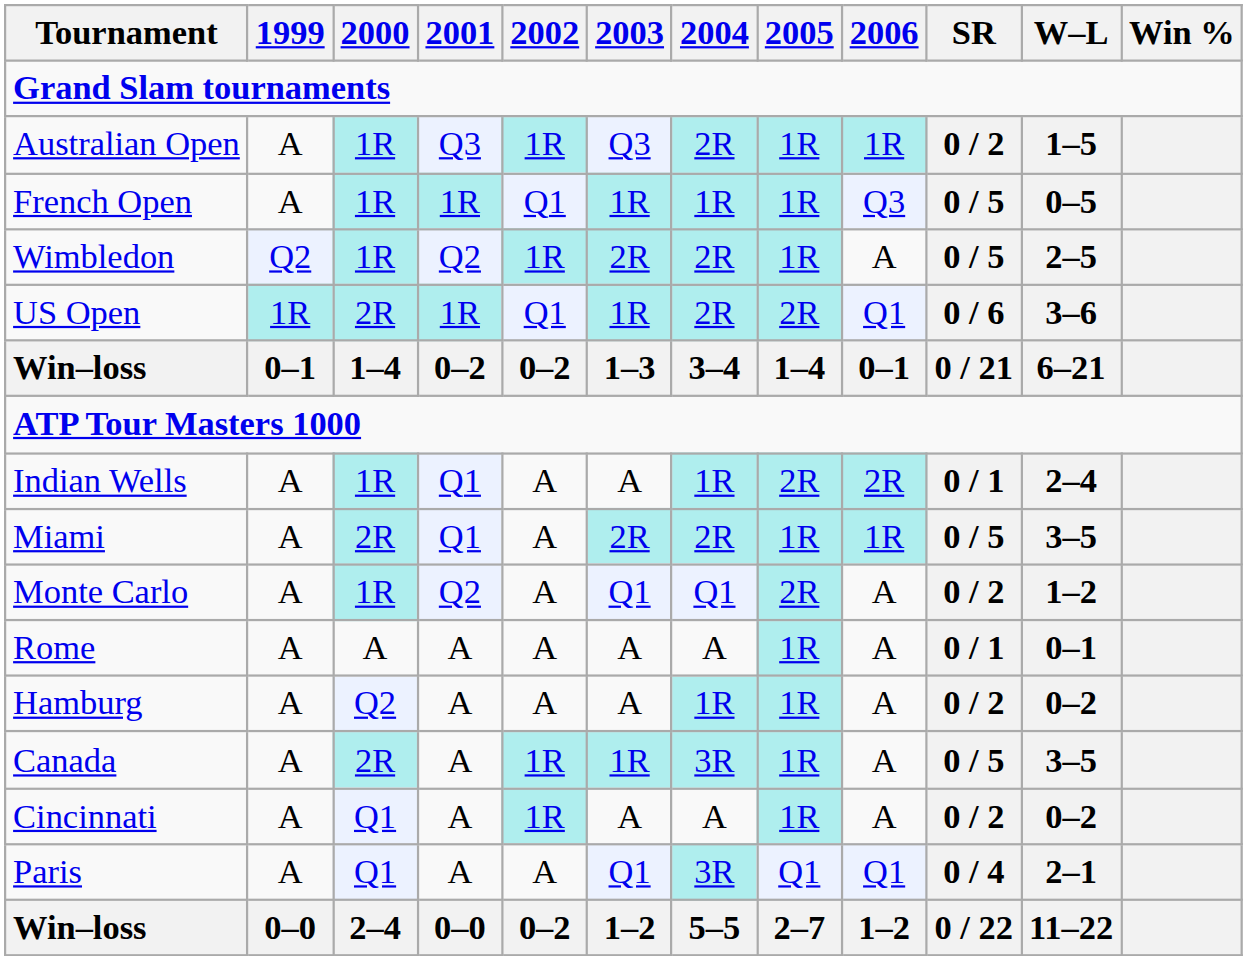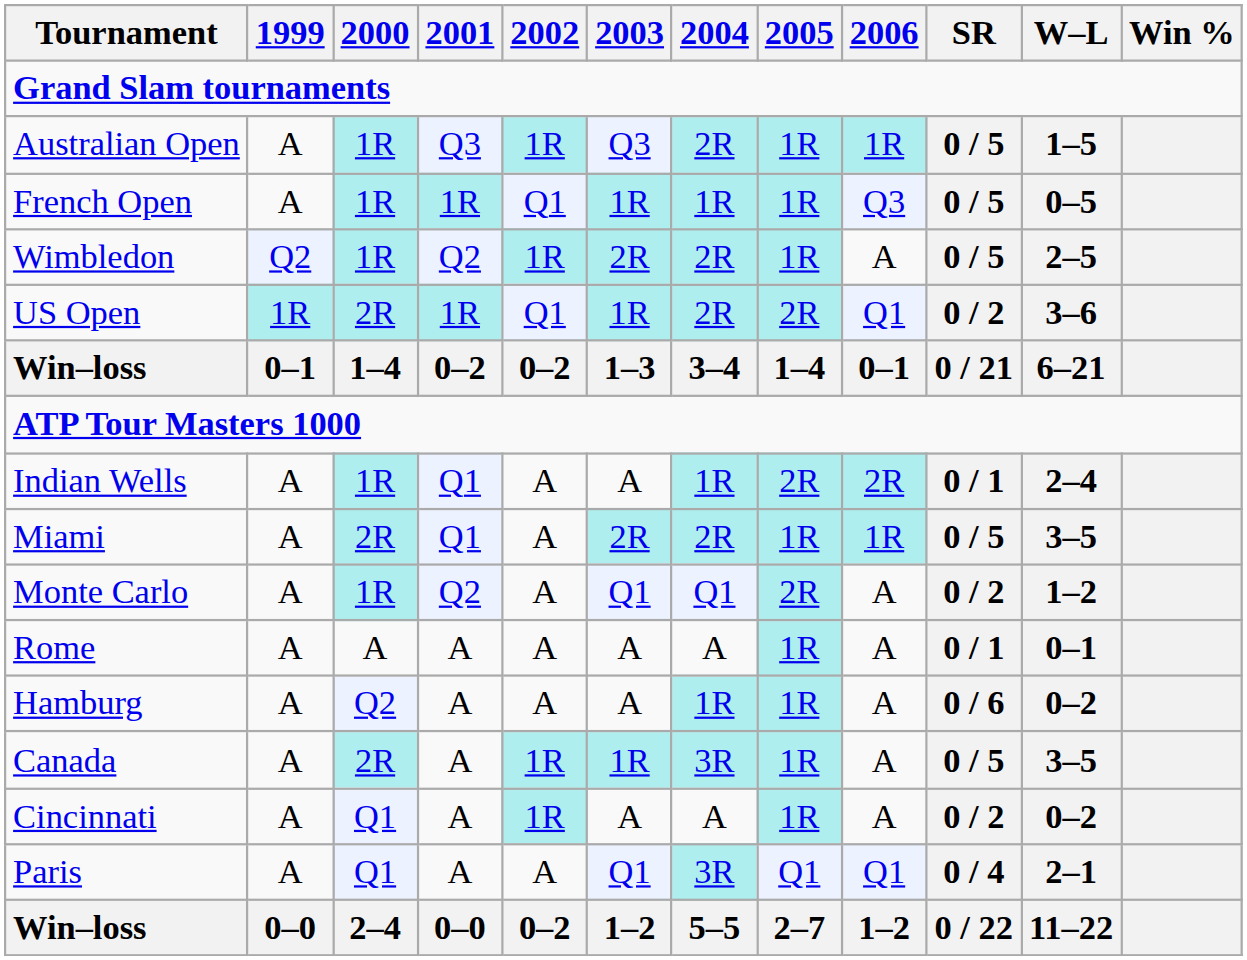(974, 143) 0 / 2 -> (974, 143) 0 / 5
(974, 311) 0 / 6 -> (974, 311) 0 / 2
(974, 702) 0 / 2 -> (974, 702) 0 / 6
